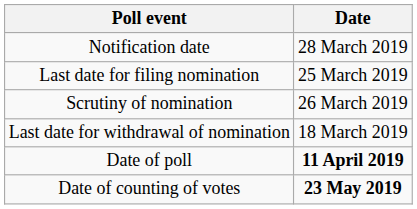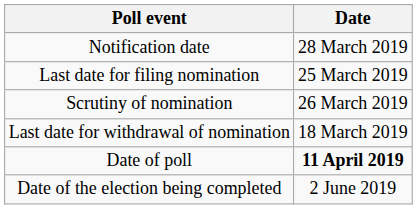- row: (149, 189)
+ row: (149, 189)
